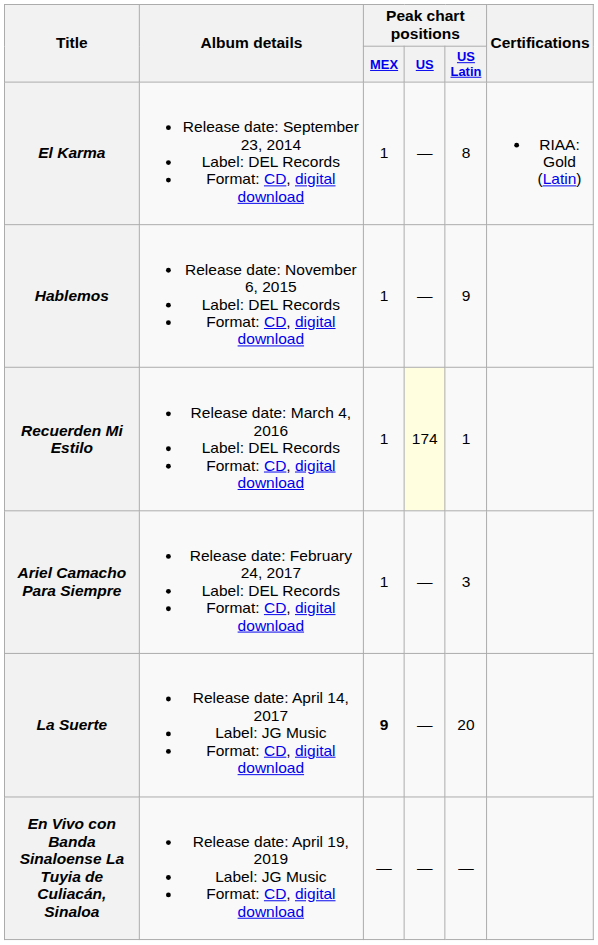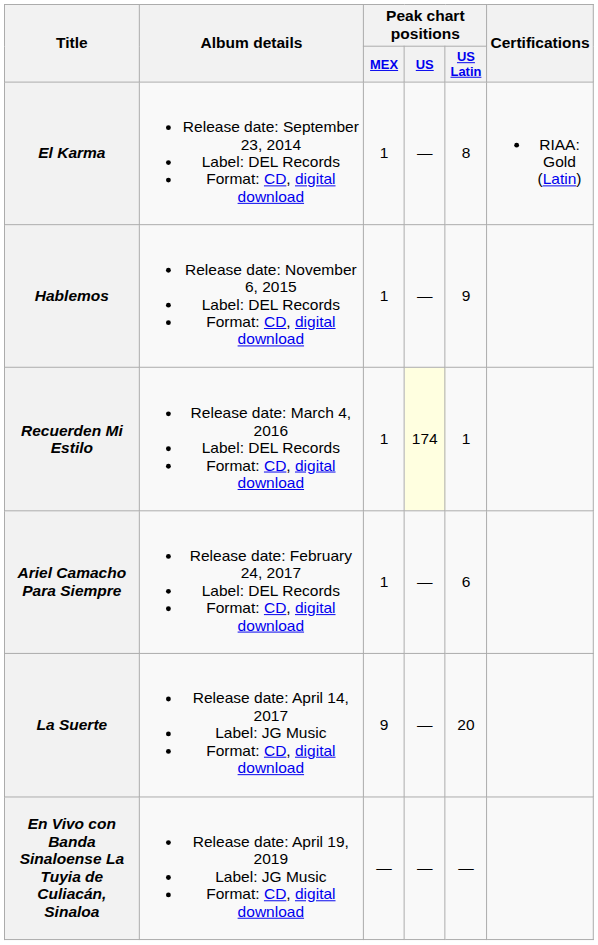(466, 582) 3 -> (466, 582) 6
(384, 725) bold -> (384, 725) normal
